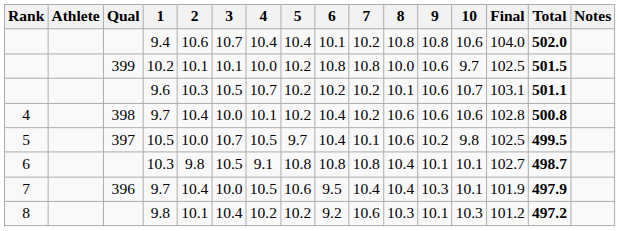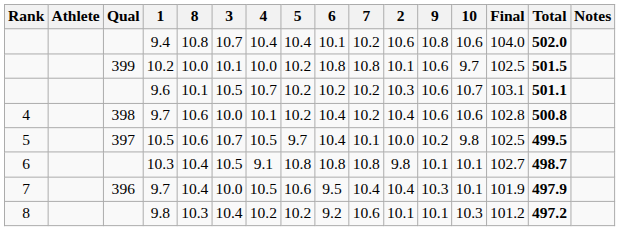columns swapped: (195, 16) <-> (401, 16)
